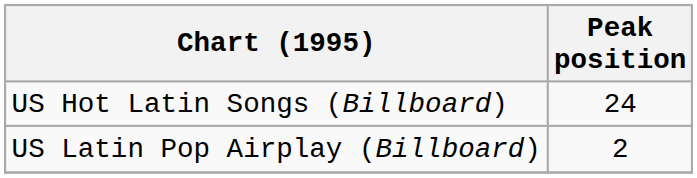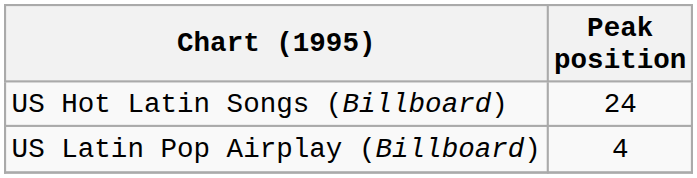(620, 149) 2 -> (620, 149) 4
